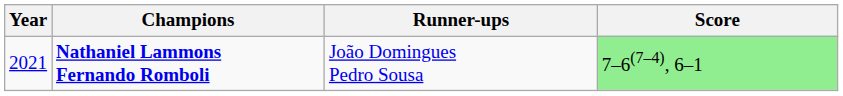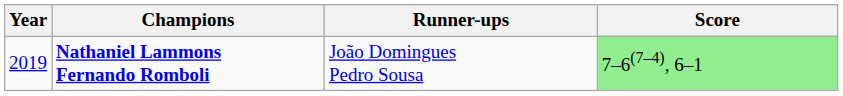(28, 63) 2021 -> (28, 63) 2019
